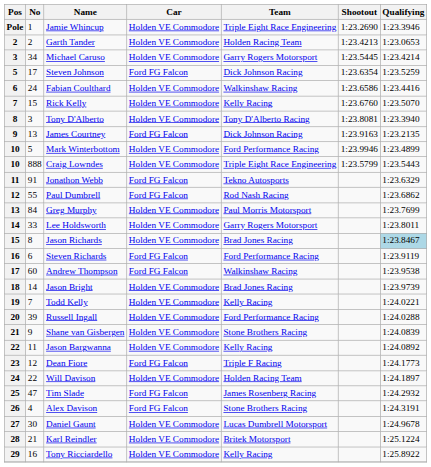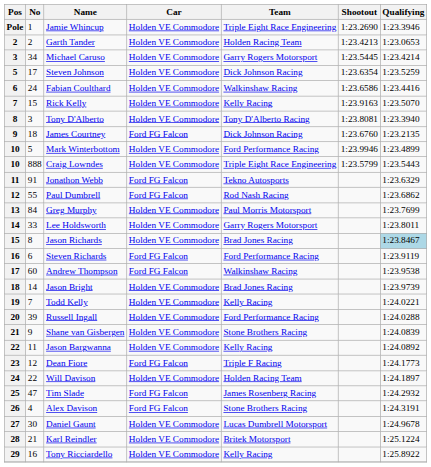(158, 72) Ford FG Falcon -> (174, 72) Holden VE Commodore
(359, 103) 1:23.6760 -> (359, 103) 1:23.9163
(32, 133) 13 -> (32, 133) 18
(359, 133) 1:23.9163 -> (359, 133) 1:23.6760
